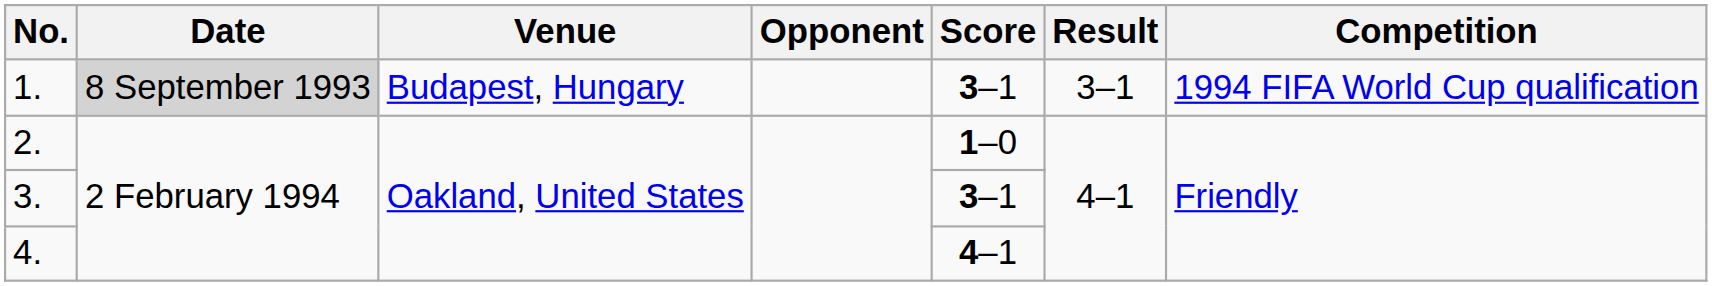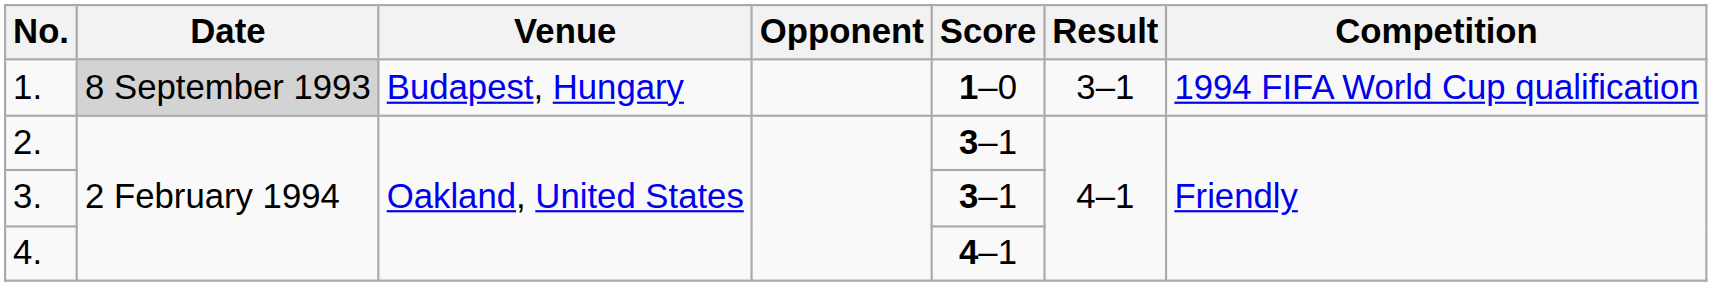(988, 87) 3–1 -> (988, 87) 1–0
(988, 142) 1–0 -> (988, 142) 3–1
